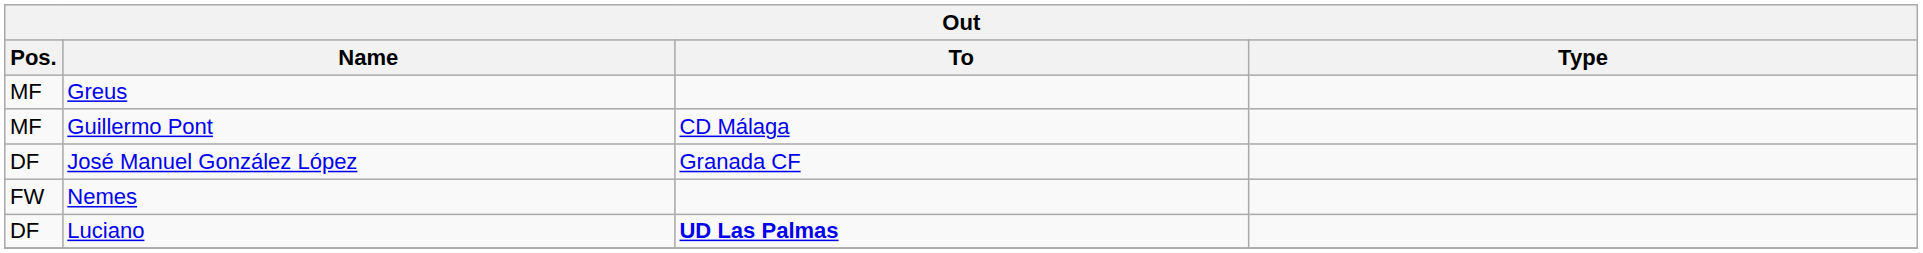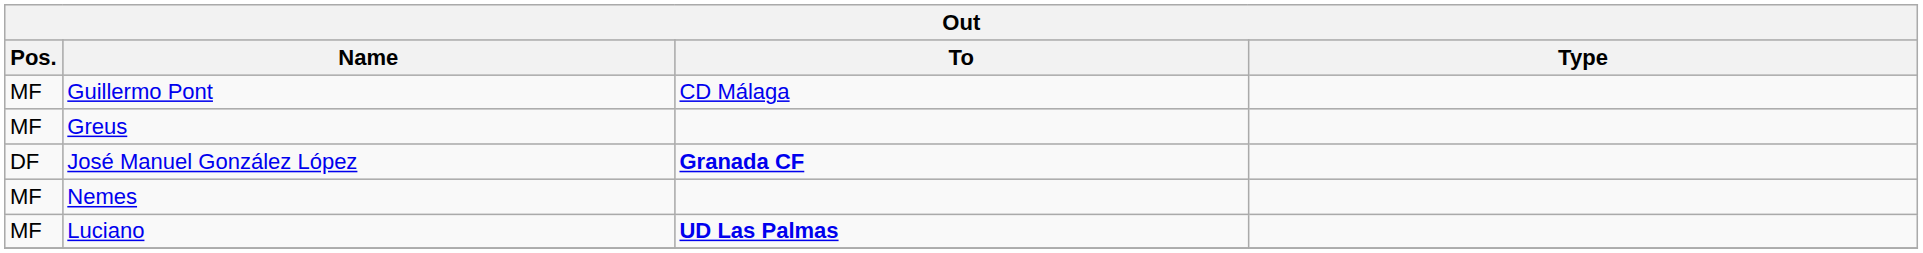rows swapped: (97, 92) <-> (140, 127)
(740, 162) normal -> (742, 162) bold
(27, 197) FW -> (26, 197) MF
(25, 231) DF -> (26, 231) MF
